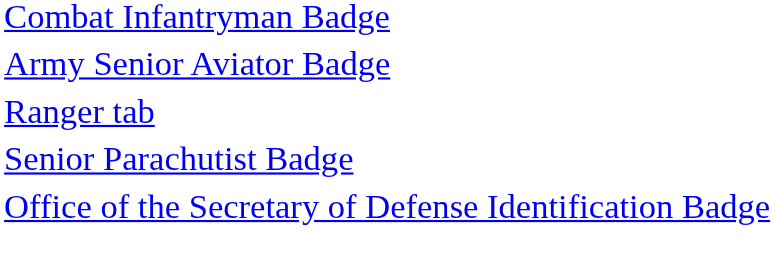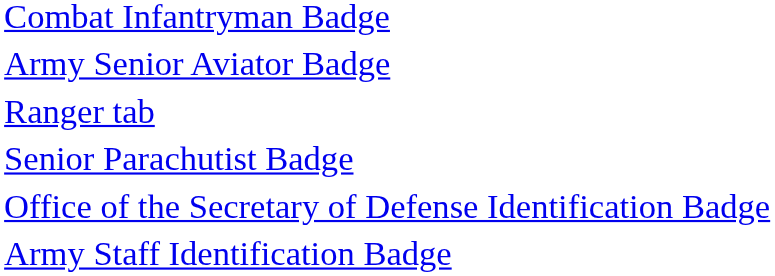+ row: (228, 253)
